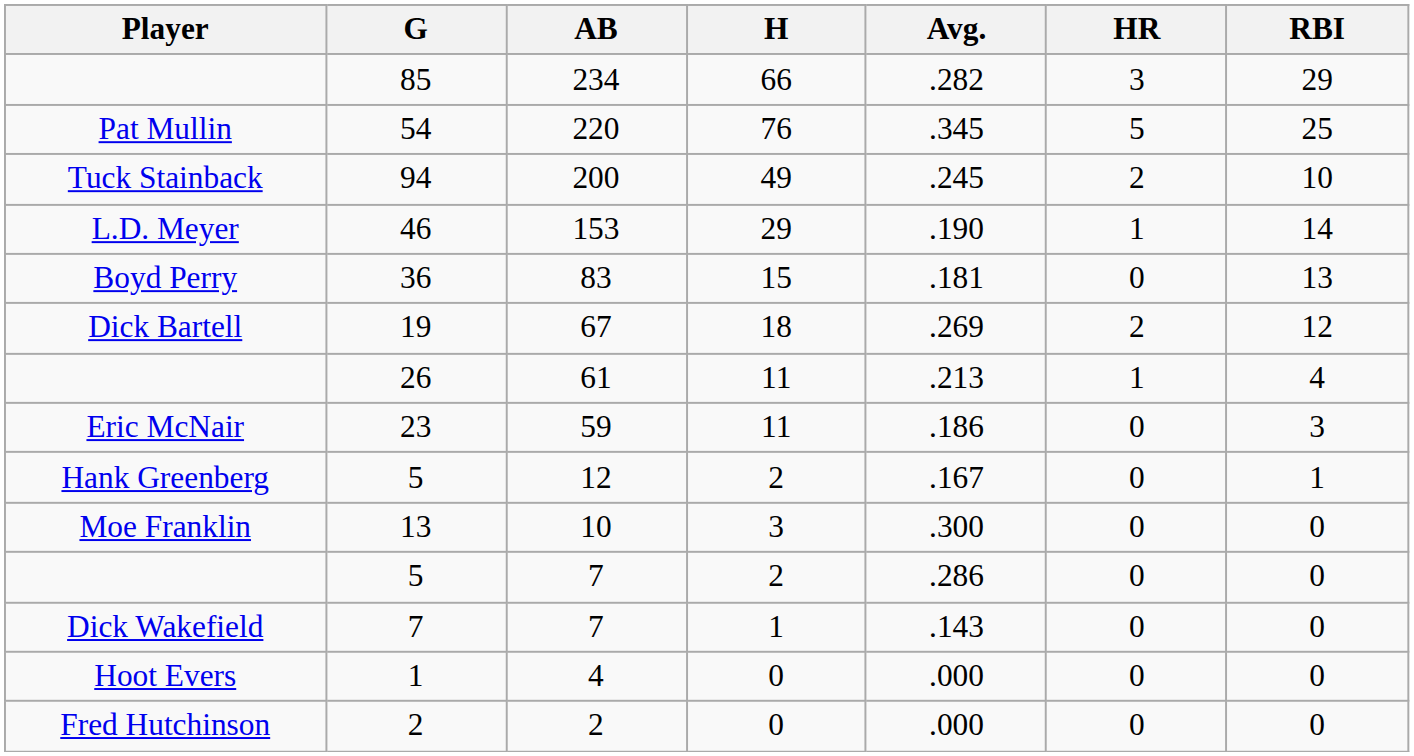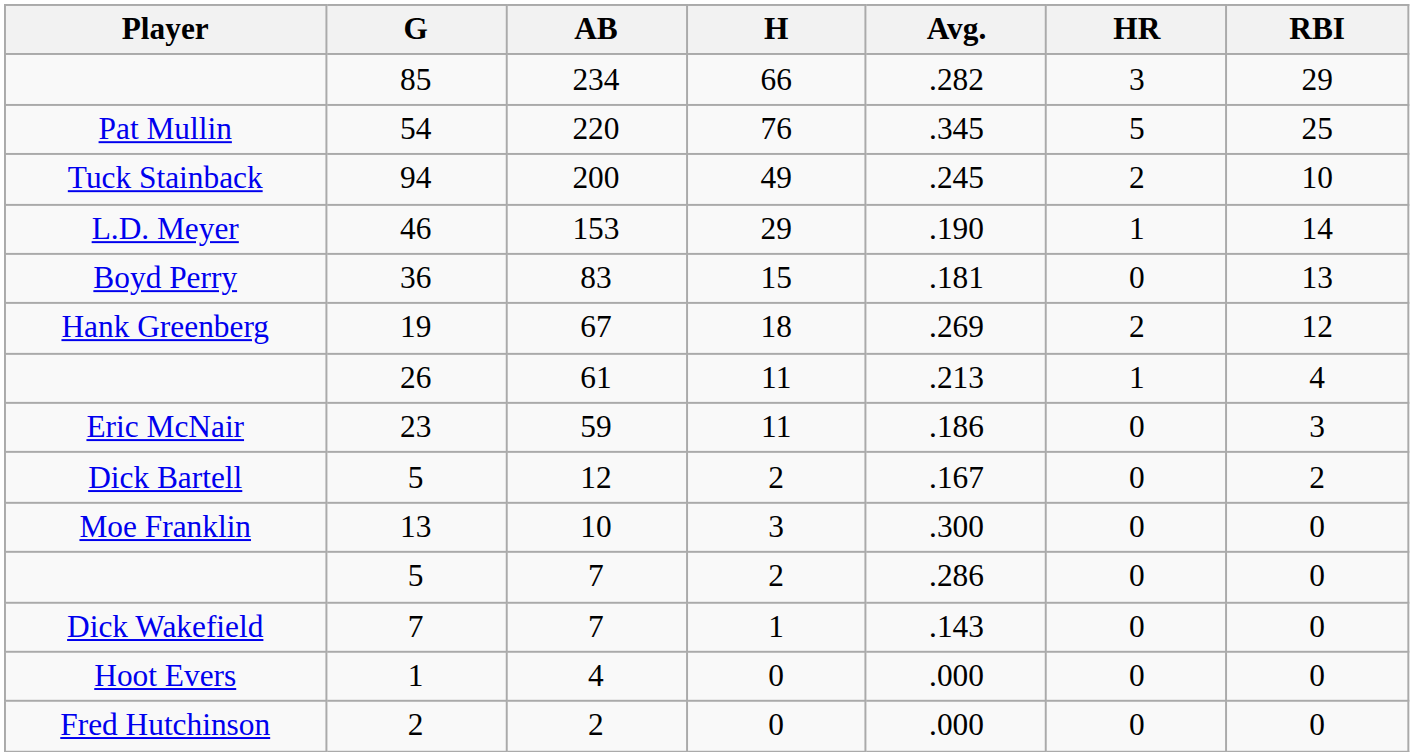(165, 327) Dick Bartell -> (165, 327) Hank Greenberg
(165, 476) Hank Greenberg -> (165, 476) Dick Bartell
(1317, 476) 1 -> (1317, 476) 2
